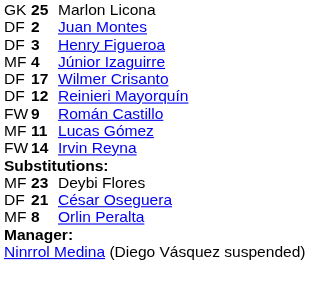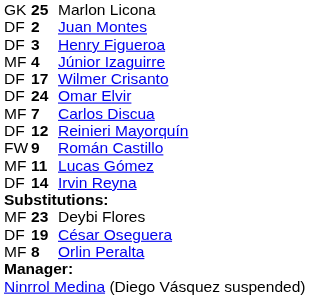+ row: (95, 96)
+ row: (106, 113)
(16, 148) FW -> (14, 182) DF
(40, 200) 21 -> (40, 234) 19
